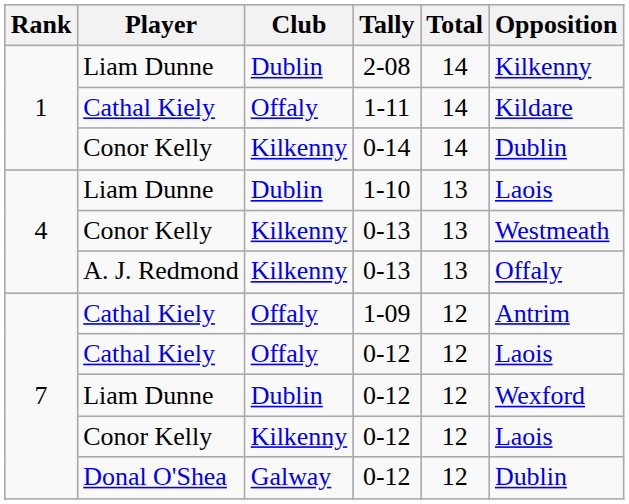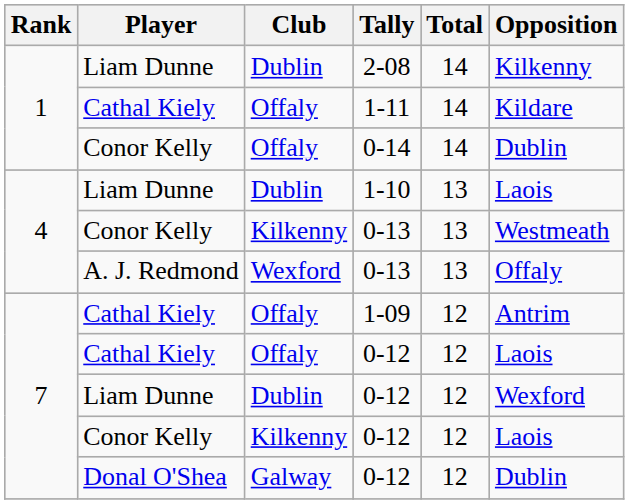(299, 148) Kilkenny -> (284, 148) Offaly
(299, 271) Kilkenny -> (296, 271) Wexford
